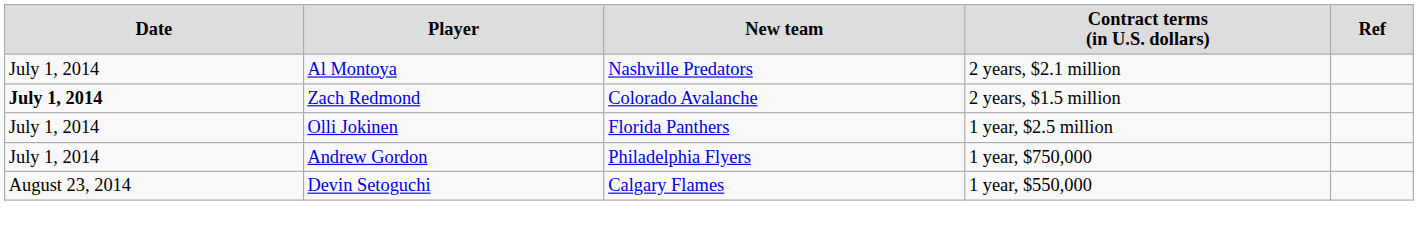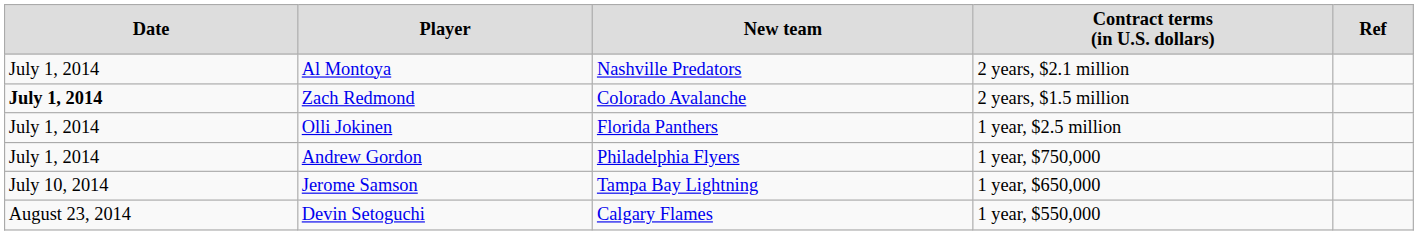+ row: (360, 185)
